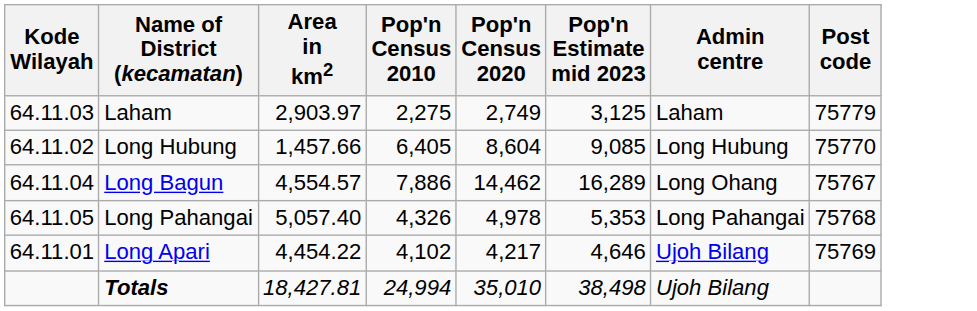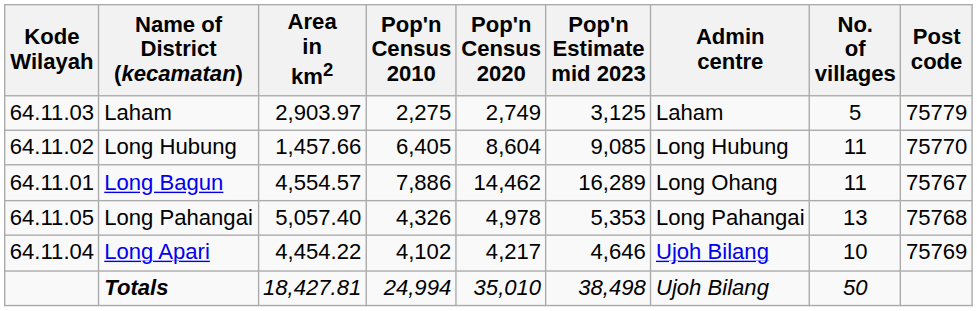+ column: (855, 49)
(52, 182) 64.11.04 -> (52, 182) 64.11.01
(52, 252) 64.11.01 -> (52, 252) 64.11.04
